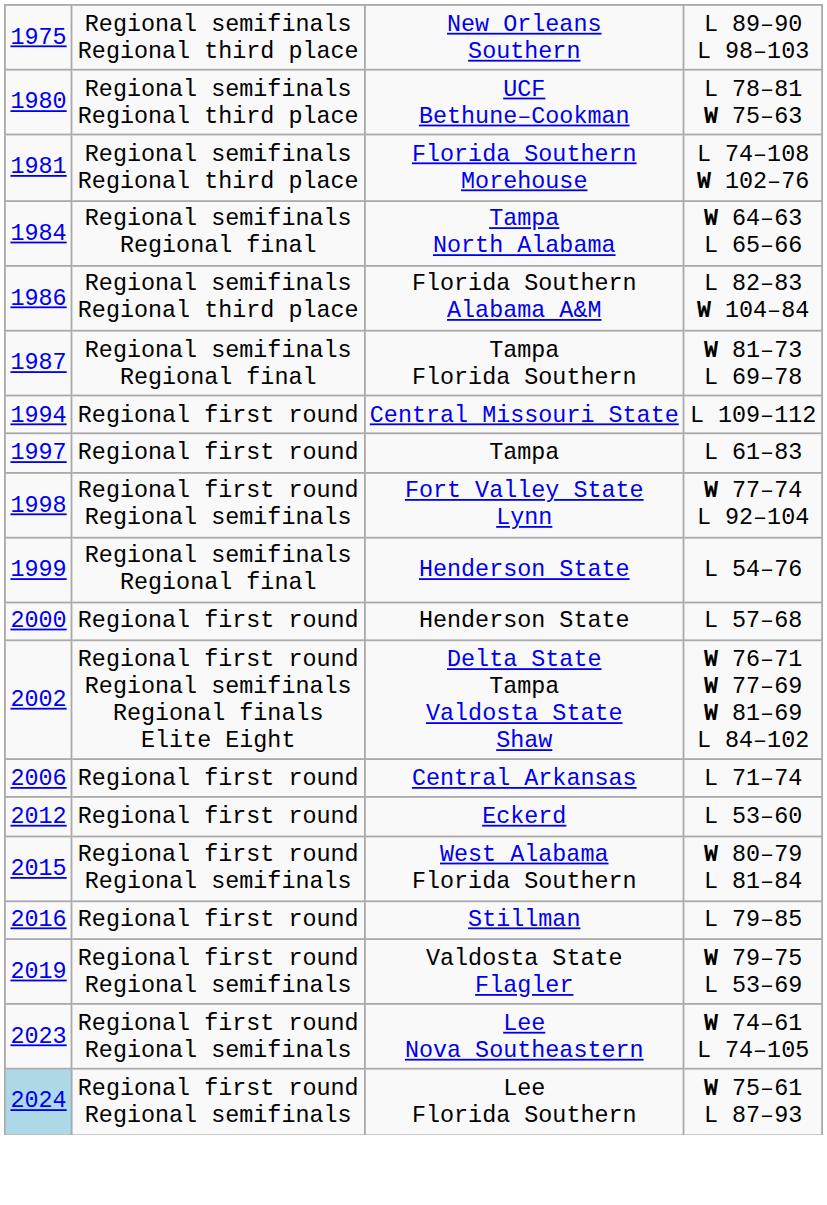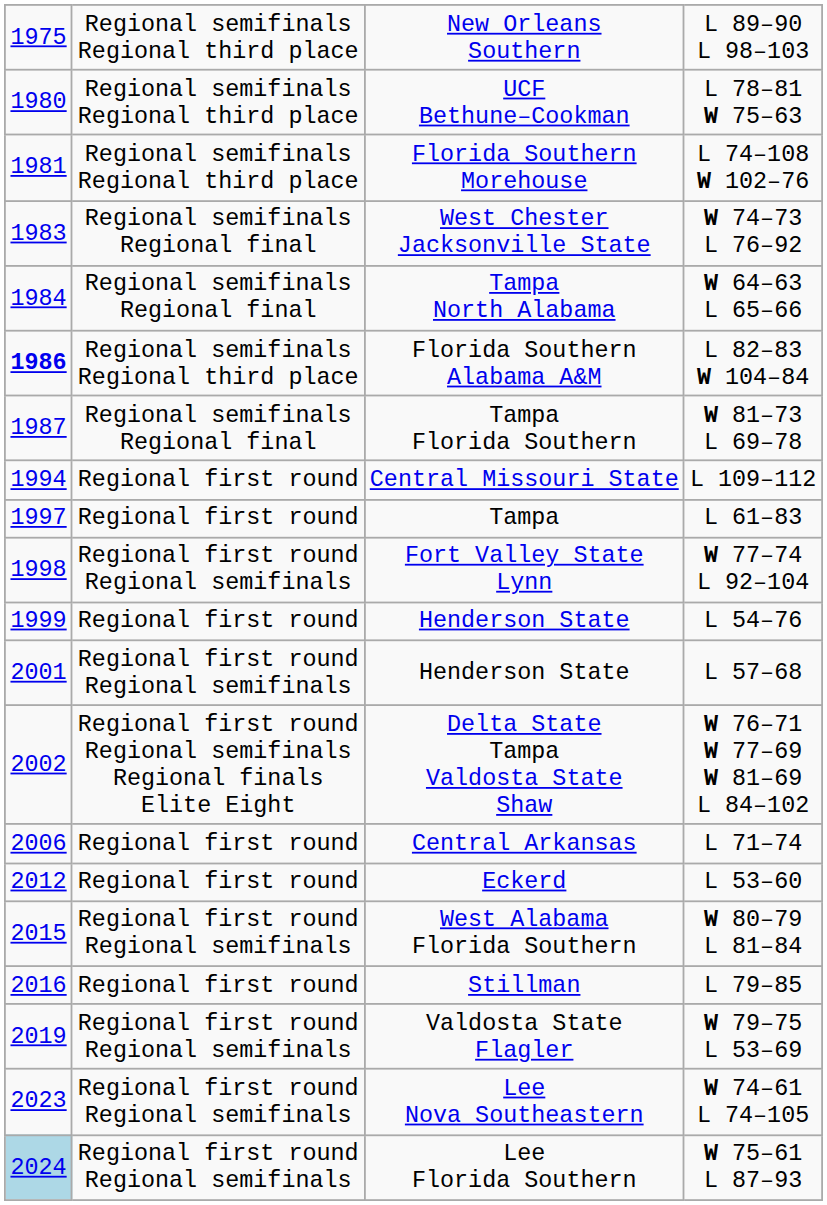+ row: (753, 233)
(39, 298) normal -> (39, 363) bold
(218, 570) Regional semifinals Regional final -> (218, 621) Regional first round
(39, 621) 2000 -> (39, 673) 2001
(218, 621) Regional first round -> (218, 673) Regional first round Regional semifinals
